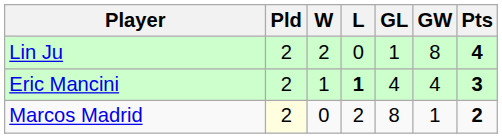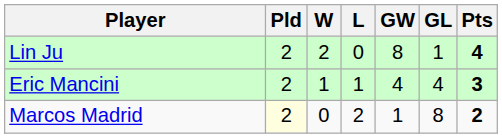columns swapped: (435, 20) <-> (394, 20)
(358, 84) bold -> (358, 84) normal
